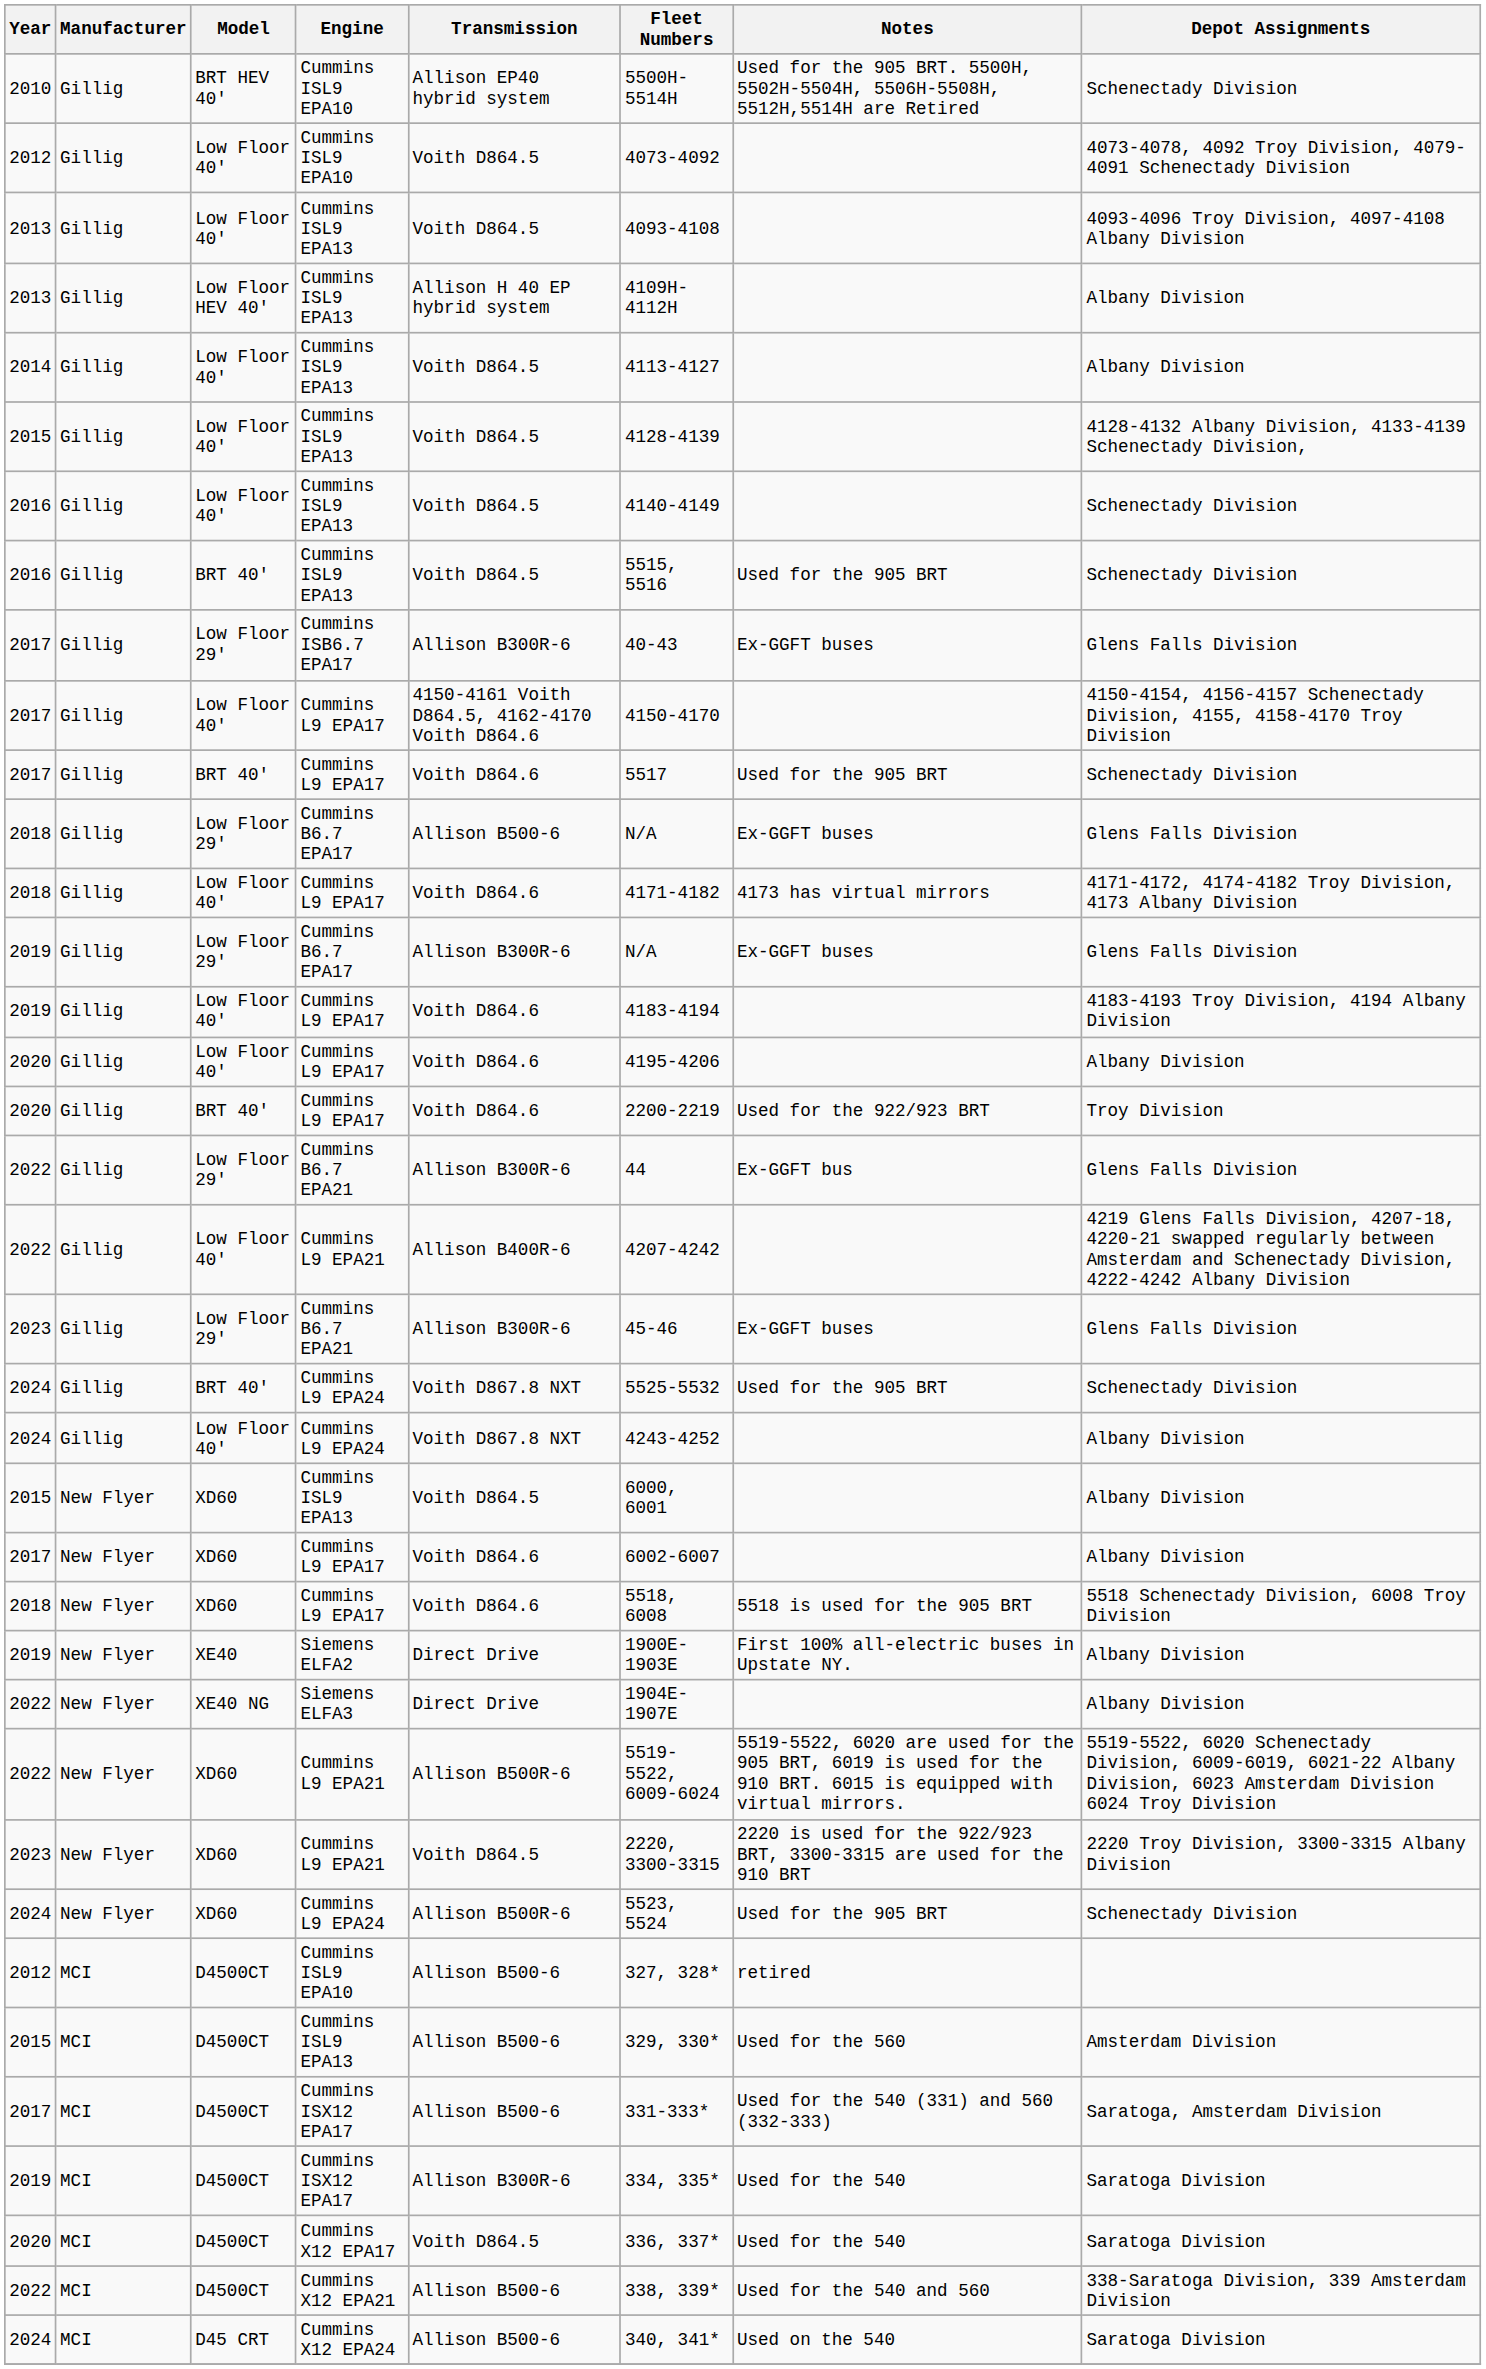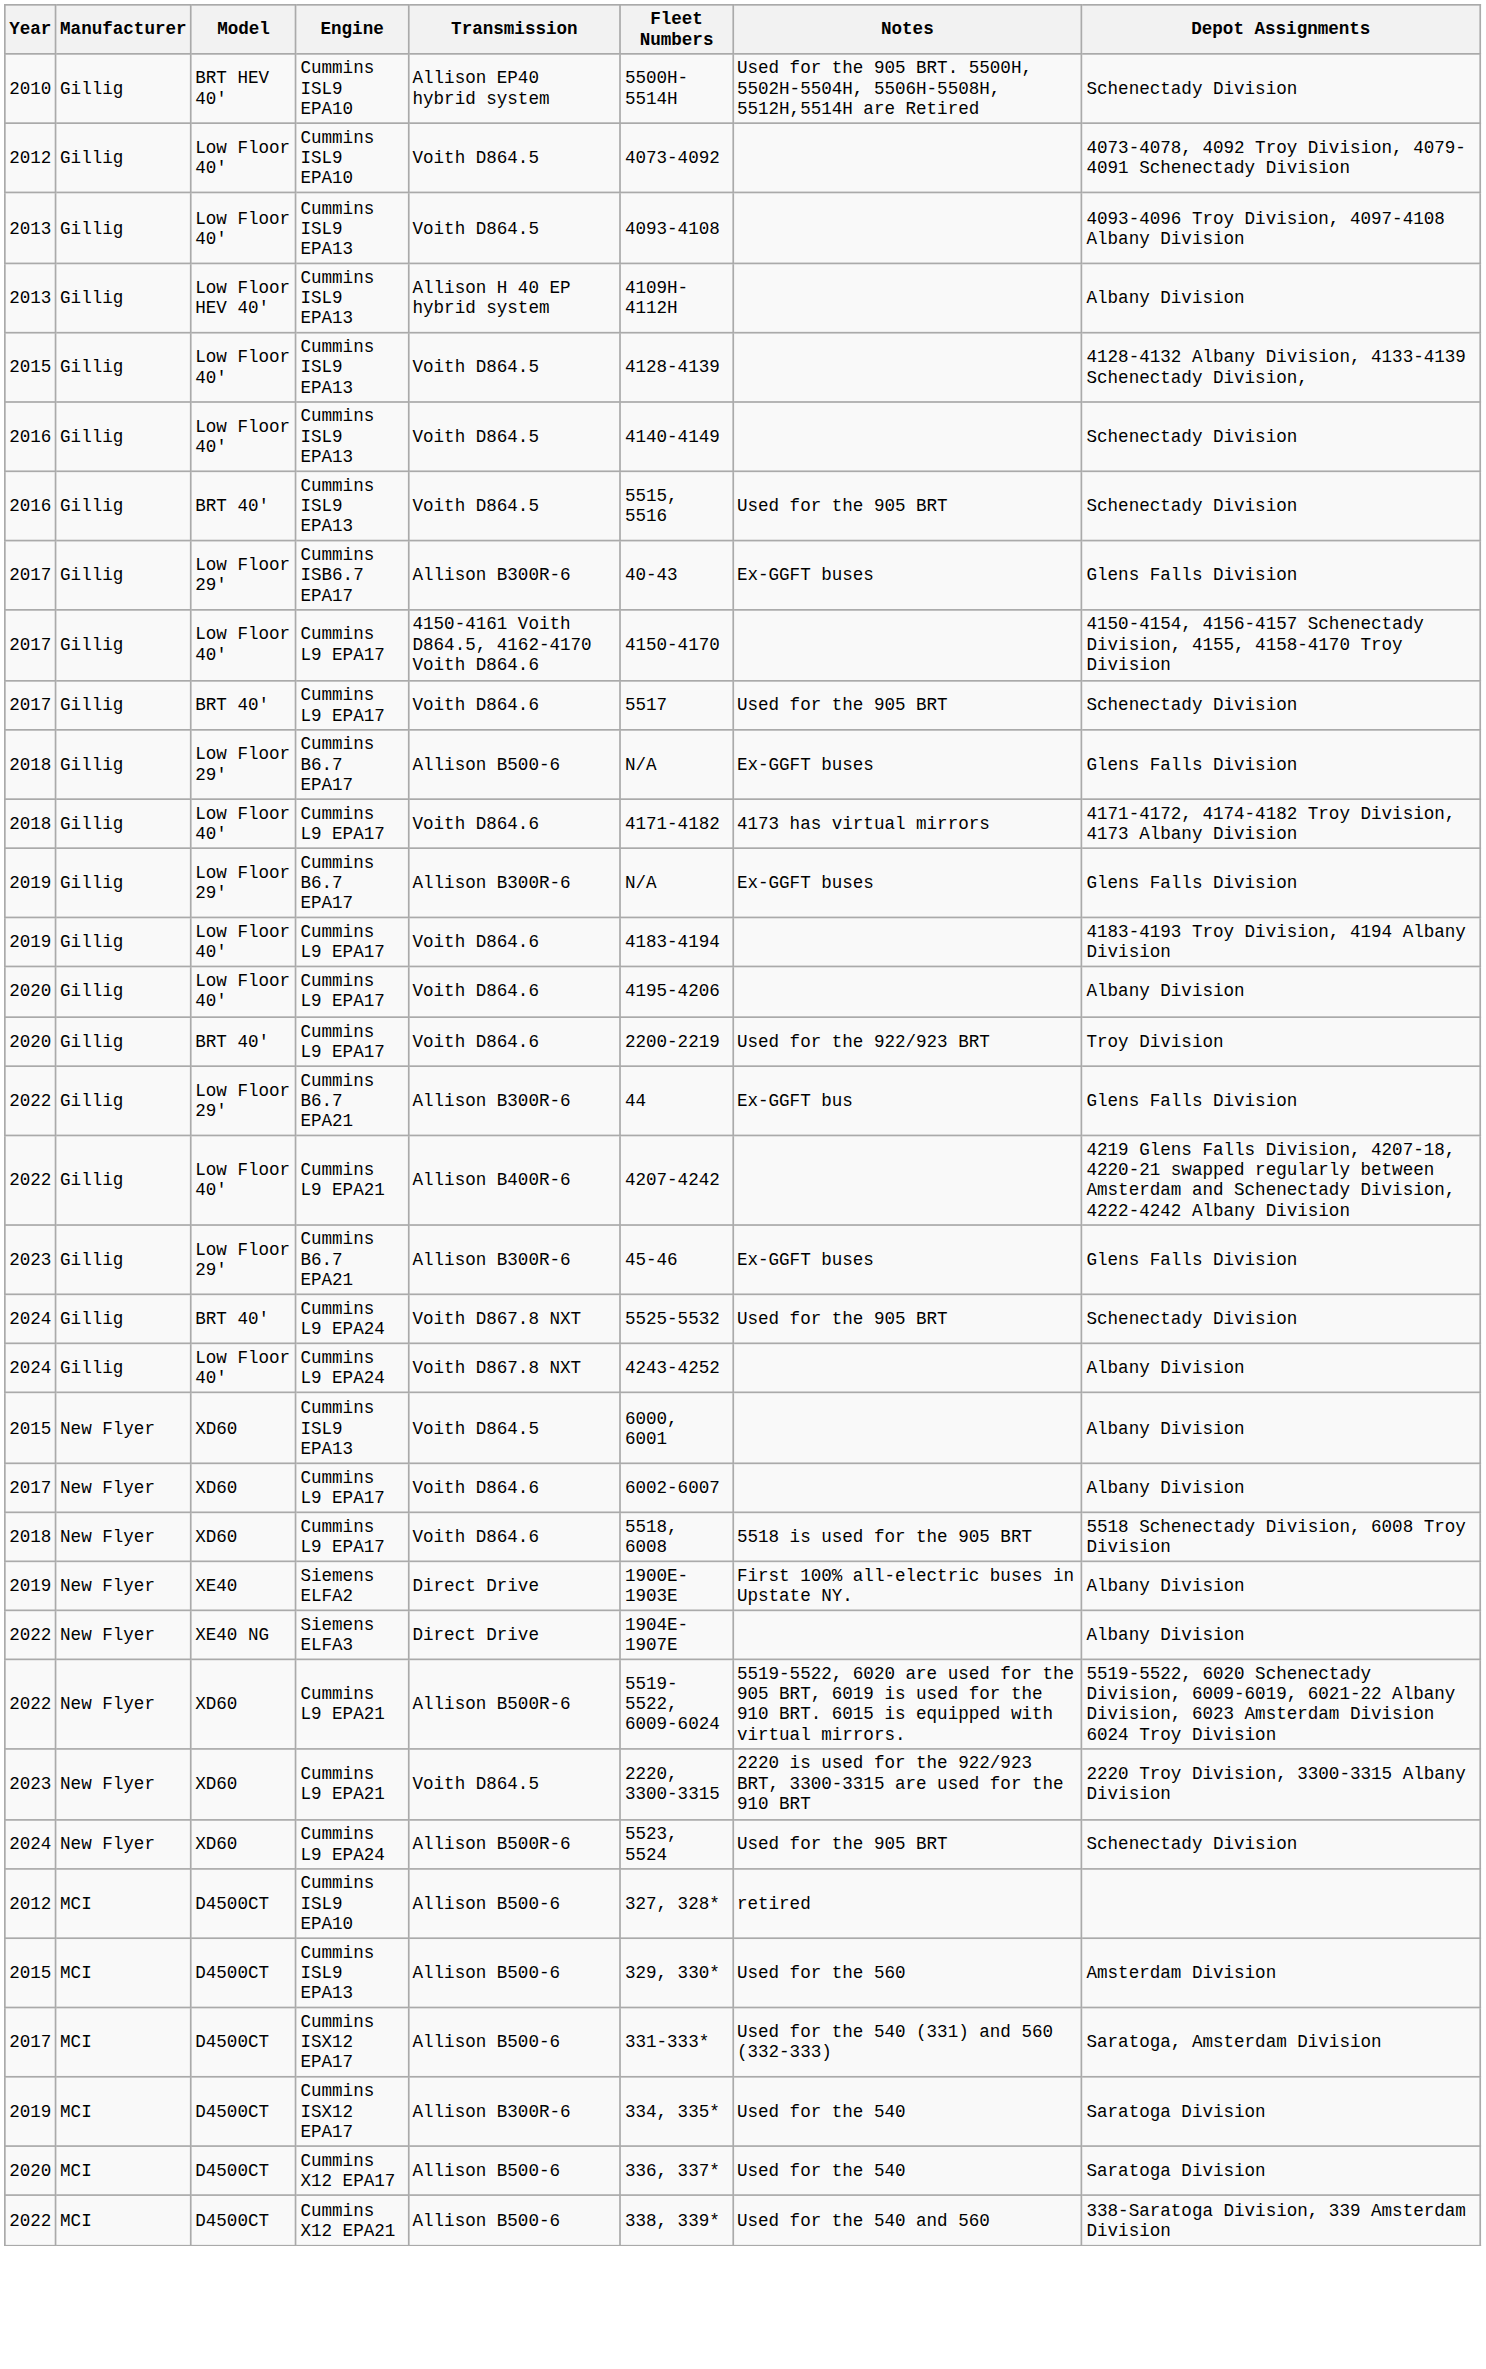- row: (30, 368)
(476, 2241) Voith D864.5 -> (486, 2172) Allison B500-6
- row: (30, 2340)
